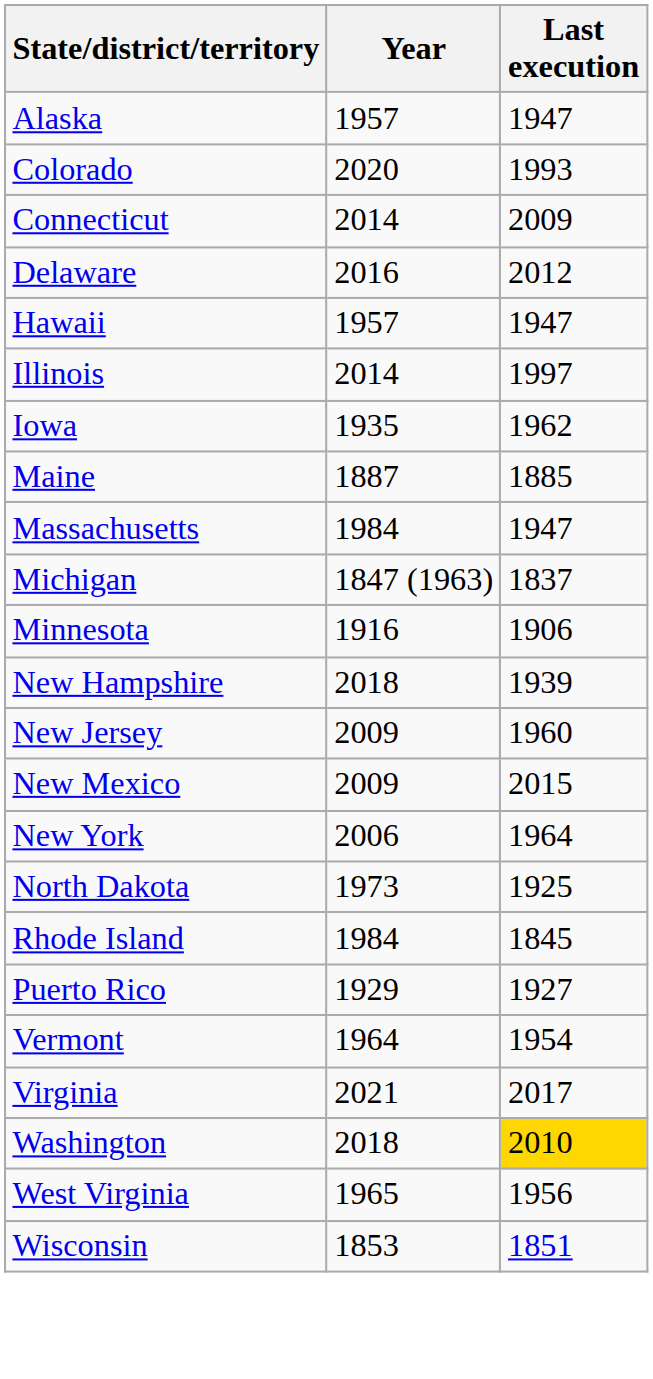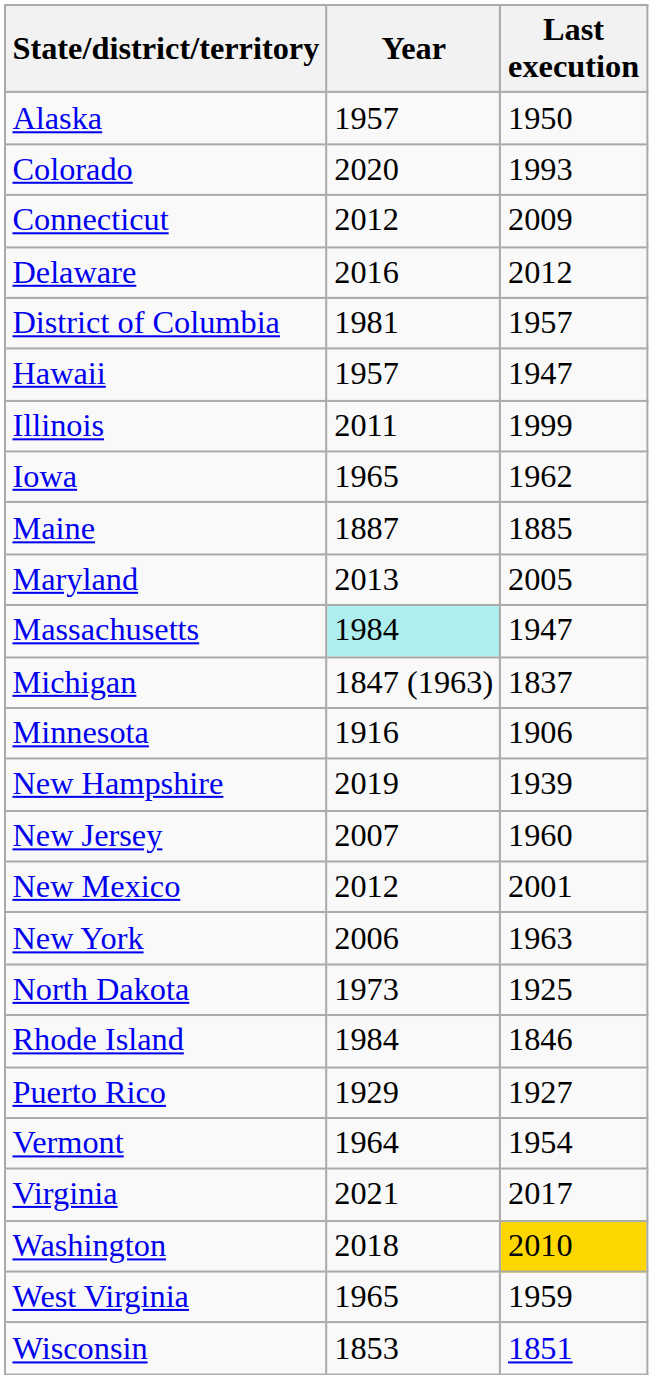(540, 117) 1947 -> (540, 117) 1950
(367, 220) 2014 -> (367, 220) 2012
+ row: (146, 322)
(367, 374) 2014 -> (366, 425) 2011
(540, 374) 1997 -> (540, 425) 1999
(367, 425) 1935 -> (367, 476) 1965
+ row: (75, 579)
(367, 527) no background -> (367, 630) paleturquoise background
(367, 681) 2018 -> (367, 784) 2019
(367, 732) 2009 -> (367, 835) 2007
(367, 784) 2009 -> (367, 886) 2012
(540, 784) 2015 -> (540, 886) 2001
(540, 835) 1964 -> (540, 937) 1963
(540, 937) 1845 -> (540, 1040) 1846
(540, 1194) 1956 -> (540, 1296) 1959
